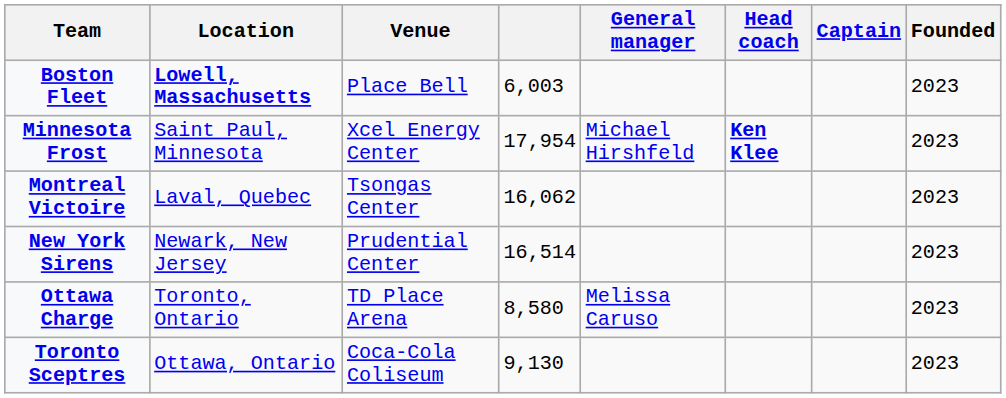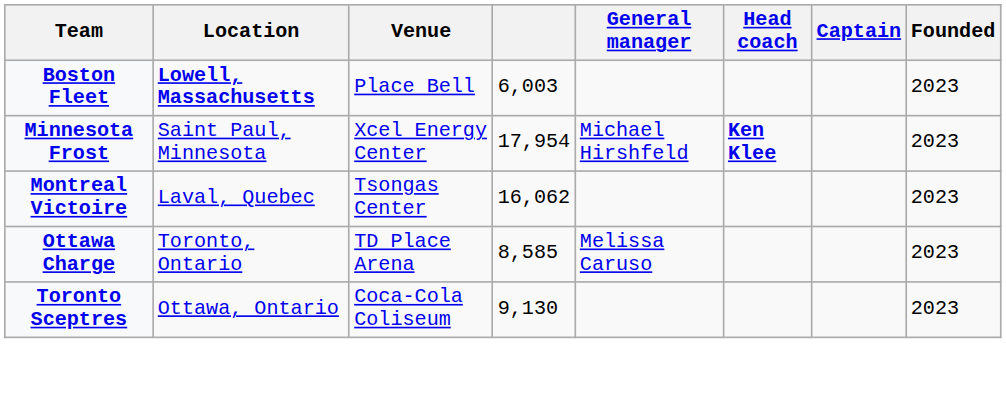- row: (77, 254)
(534, 309) 8,580 -> (528, 254) 8,585
